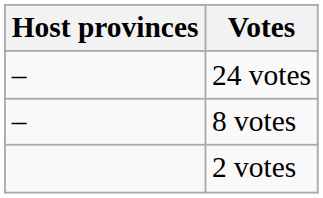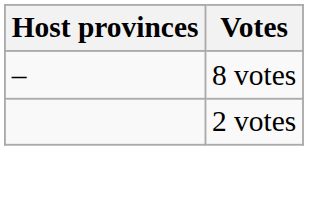- row: (261, 74)
